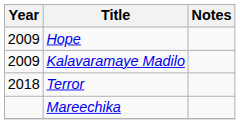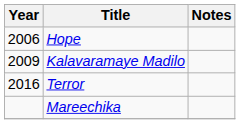(24, 38) 2009 -> (24, 38) 2006
(24, 84) 2018 -> (24, 84) 2016
